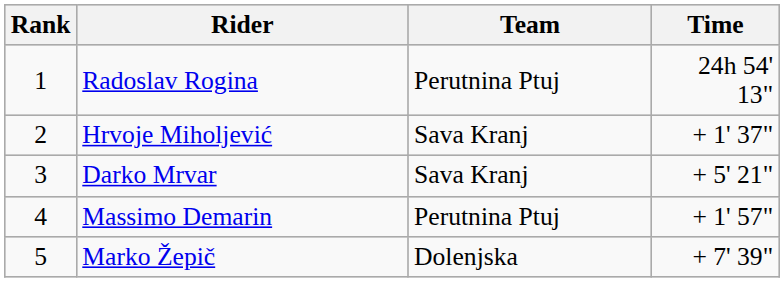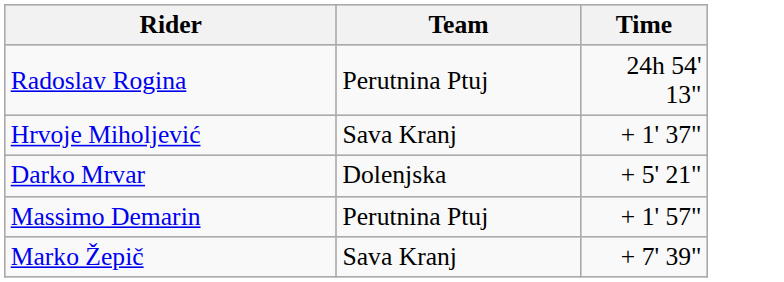- column: (41, 24)
(471, 175) Sava Kranj -> (394, 175) Dolenjska
(466, 256) Dolenjska -> (400, 256) Sava Kranj
